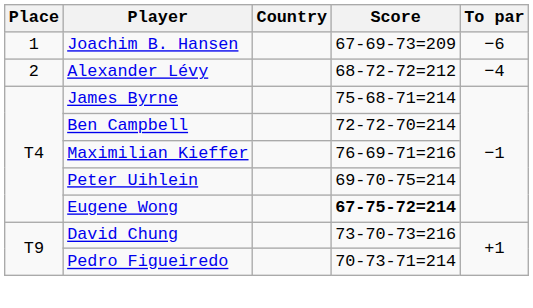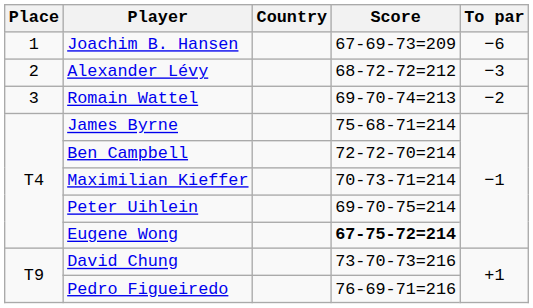(494, 73) −4 -> (494, 73) −3
+ row: (133, 100)
(396, 154) 76-69-71=216 -> (396, 181) 70-73-71=214
(396, 263) 70-73-71=214 -> (396, 290) 76-69-71=216
